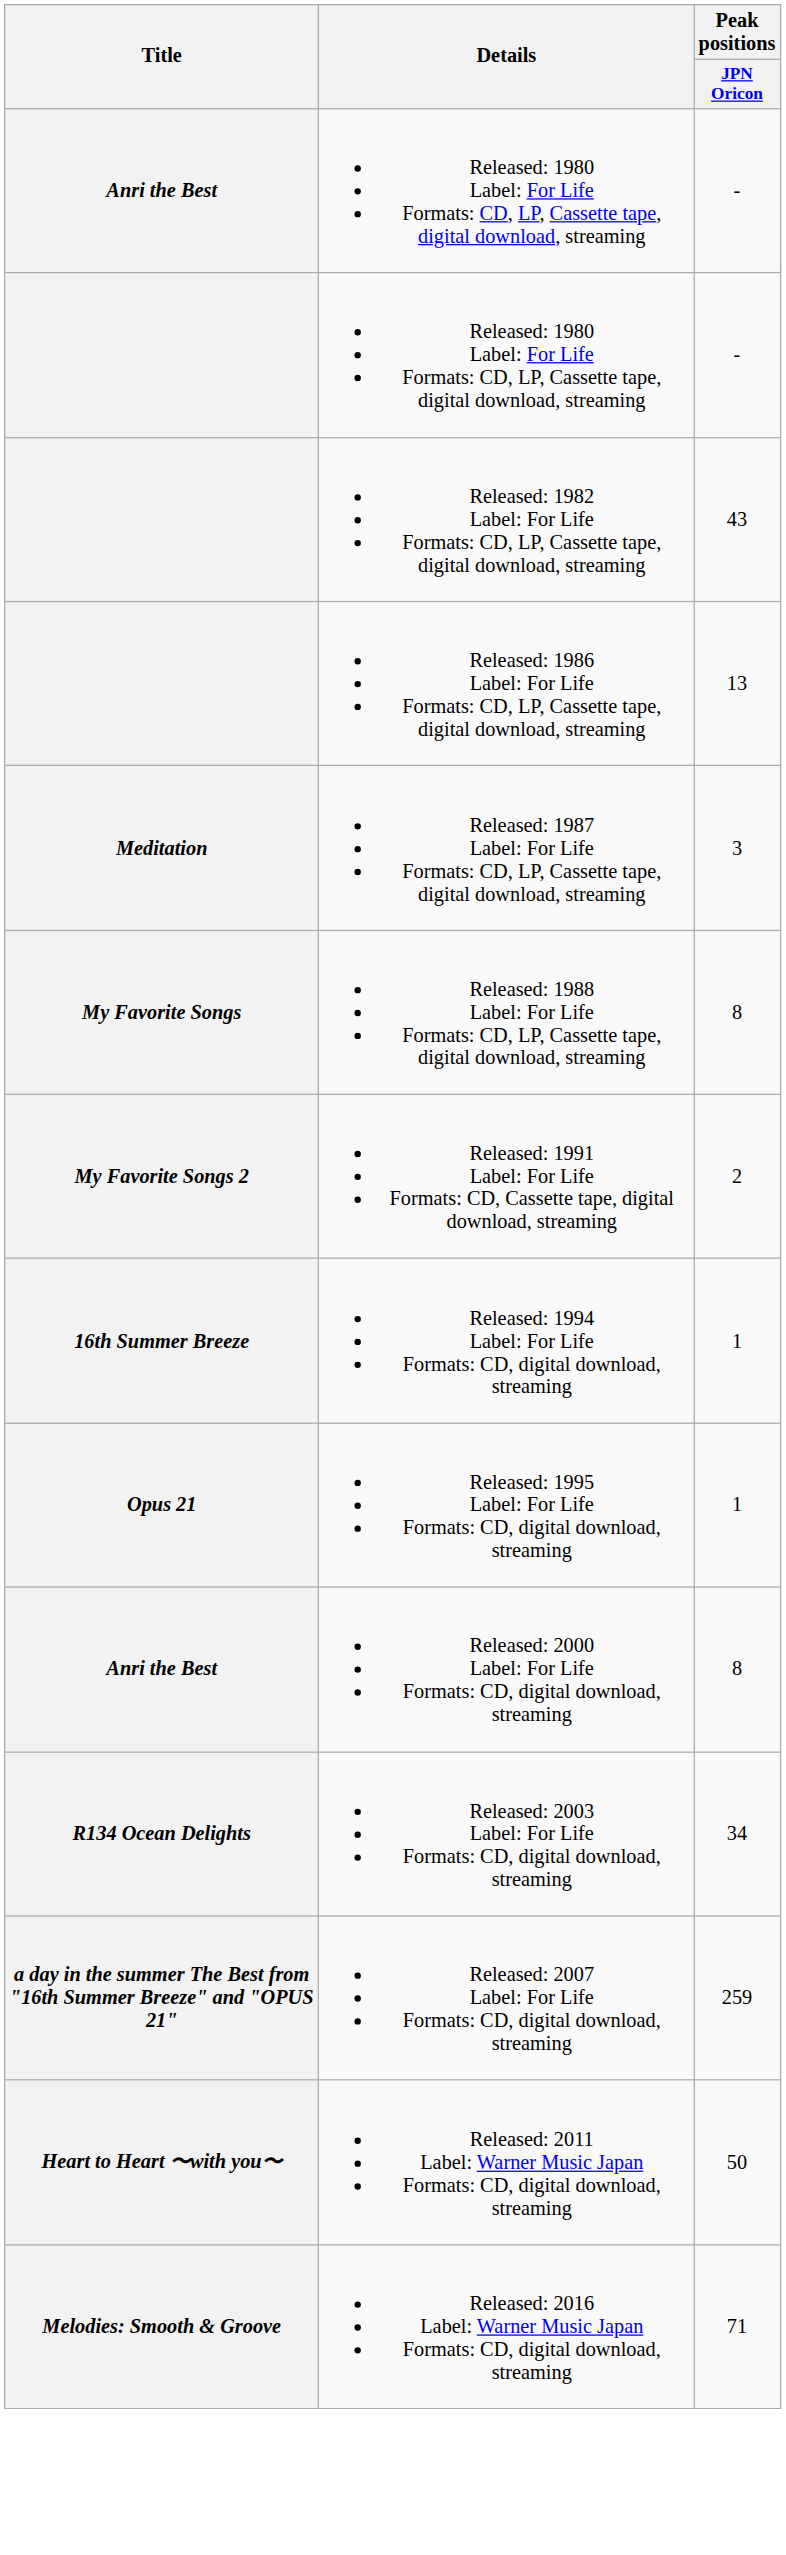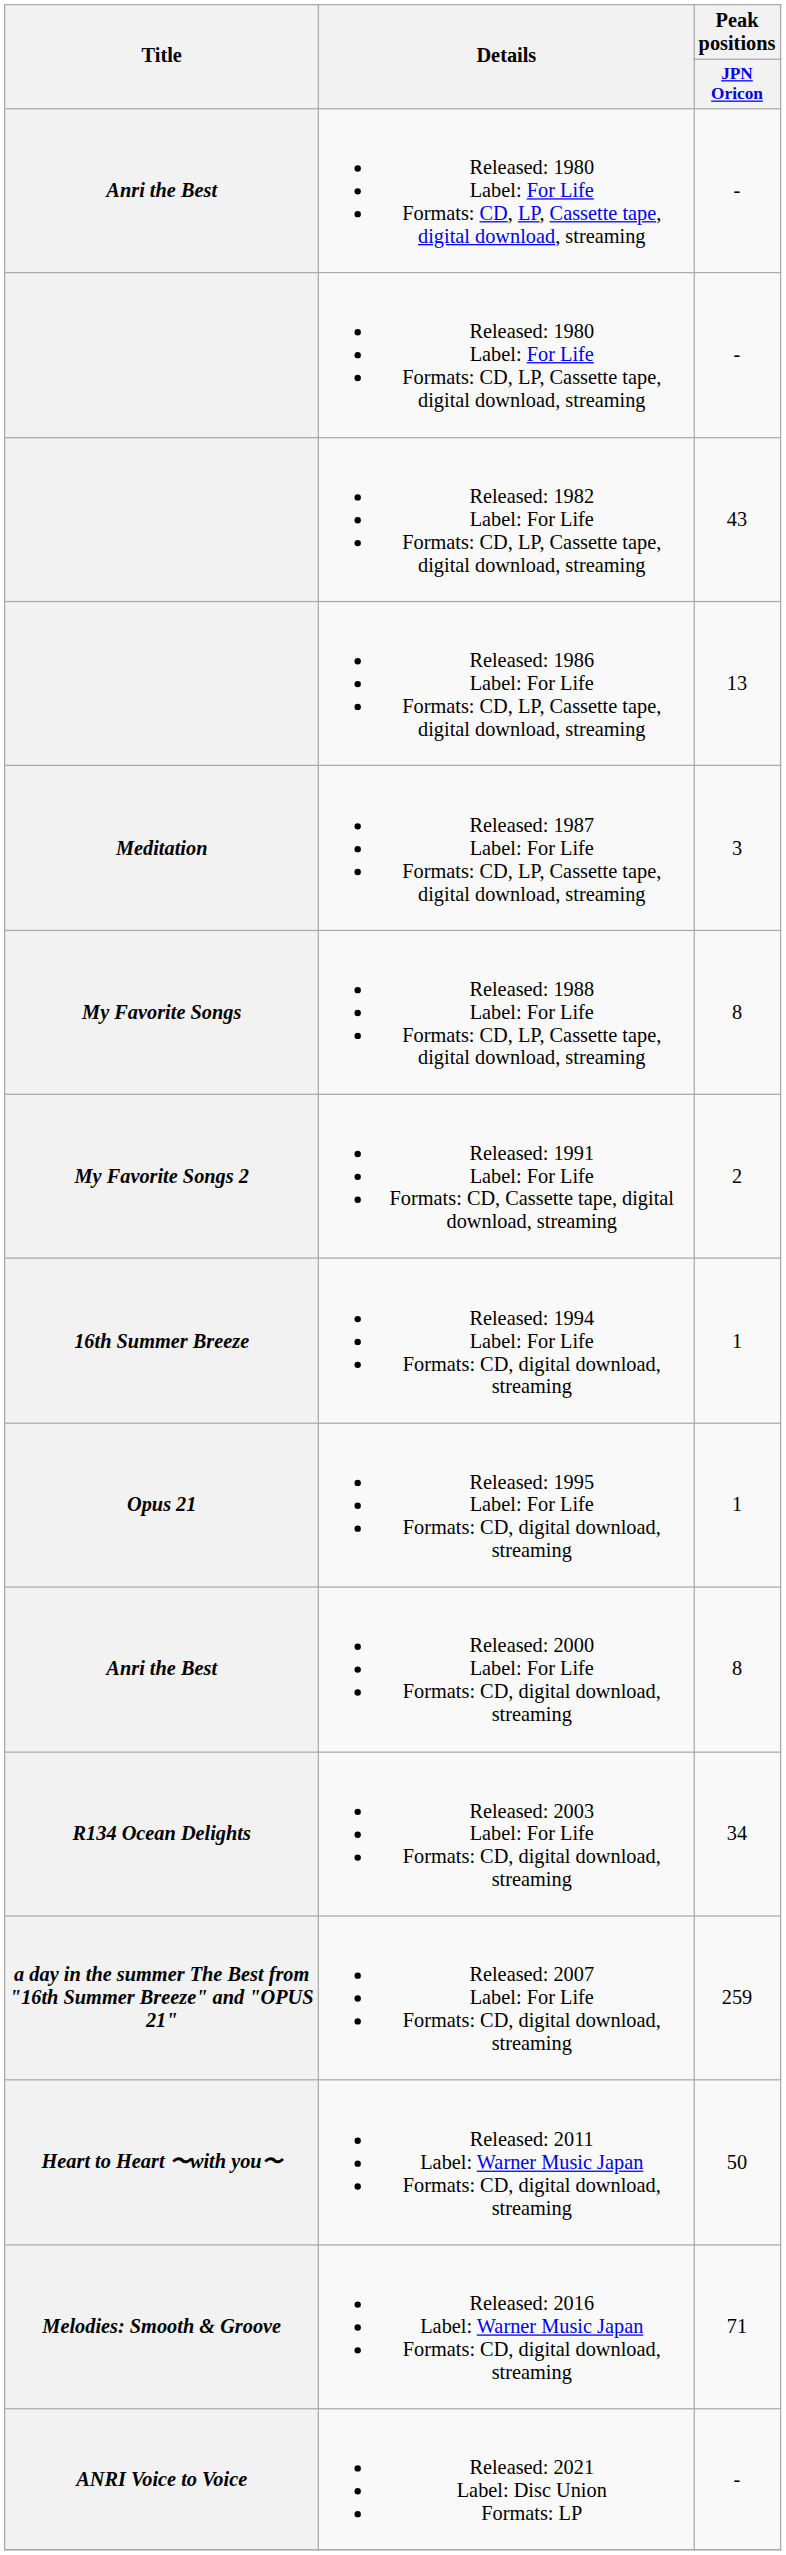+ row: (162, 2479)
